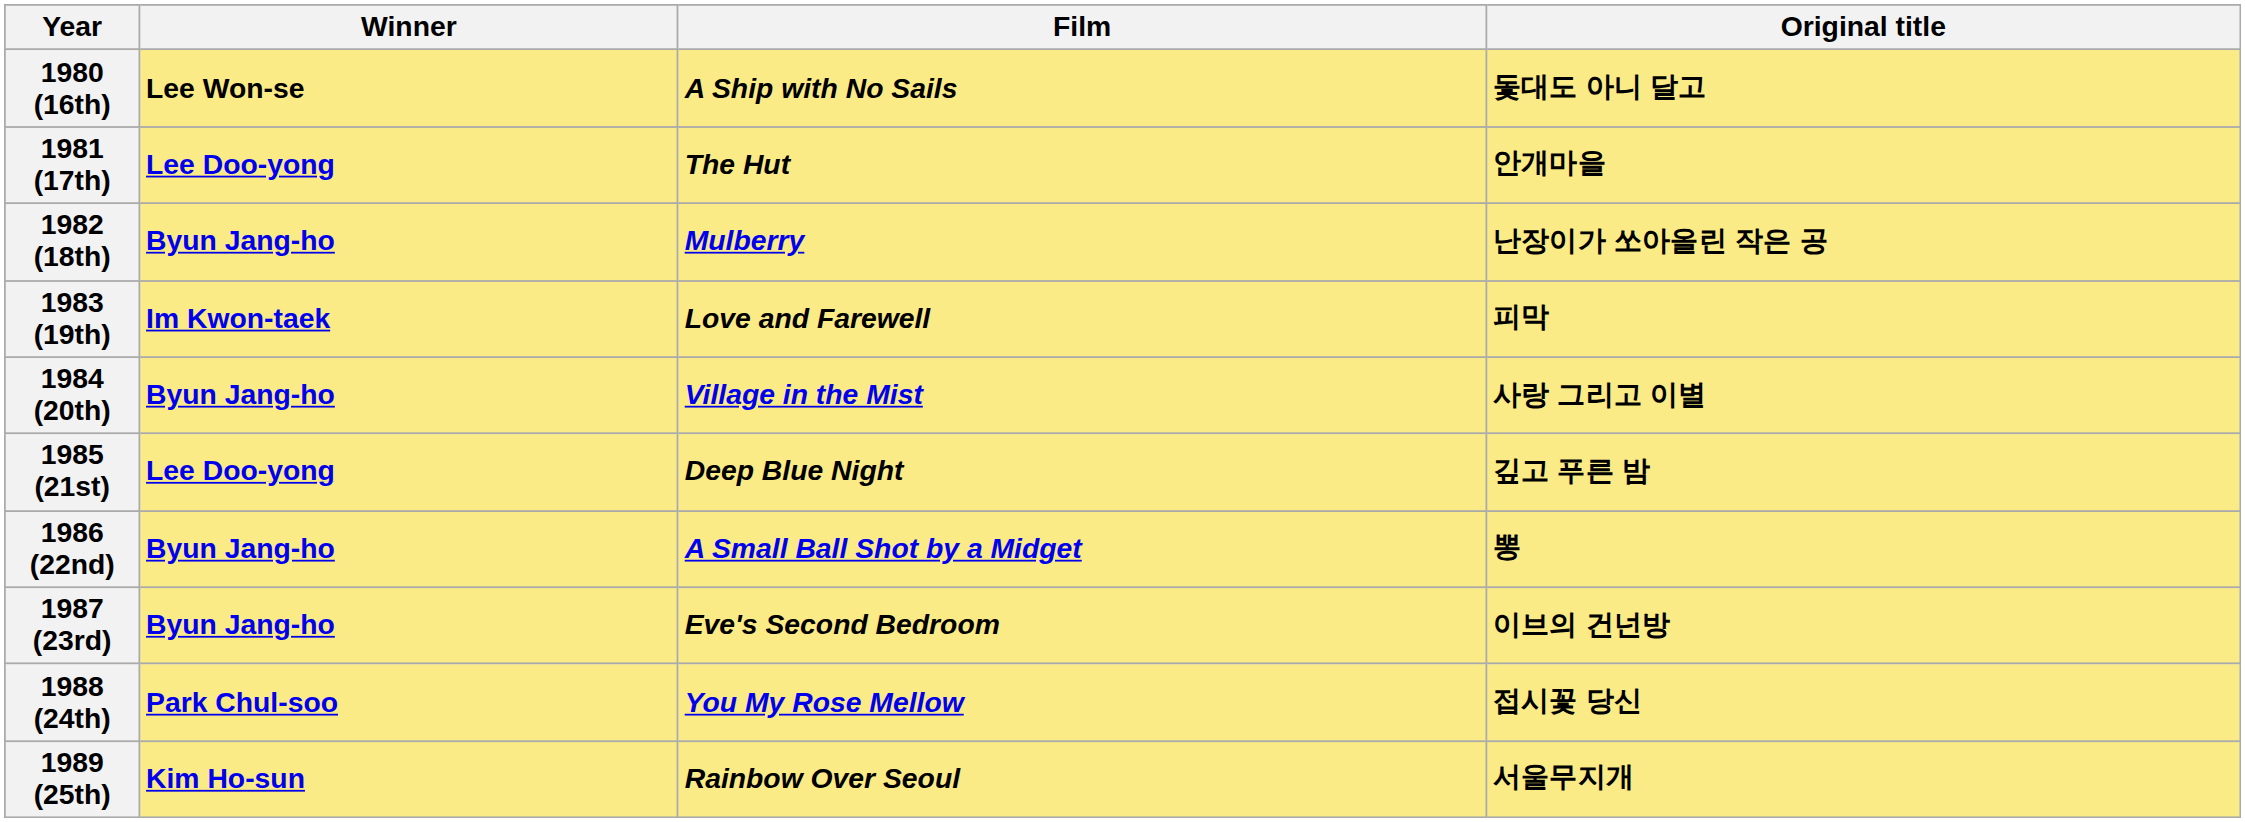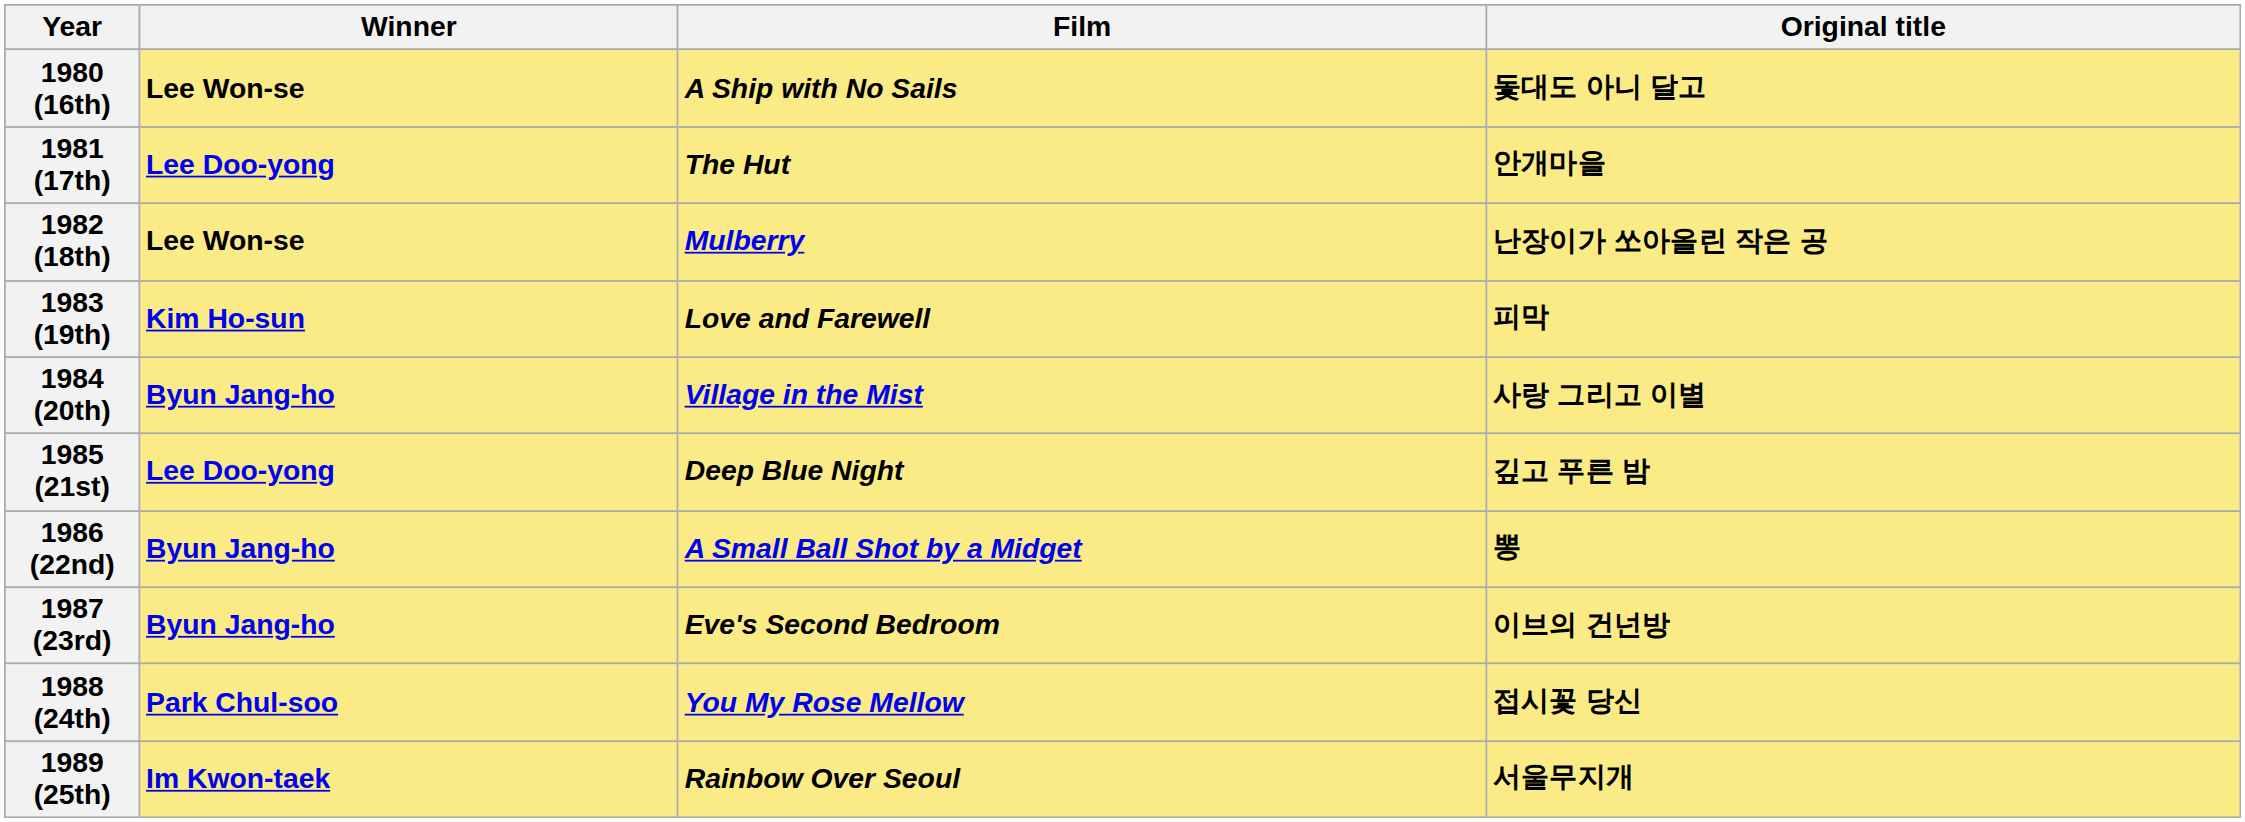(240, 241) Byun Jang-ho -> (225, 241) Lee Won-se
(238, 318) Im Kwon-taek -> (225, 318) Kim Ho-sun
(225, 778) Kim Ho-sun -> (238, 778) Im Kwon-taek
